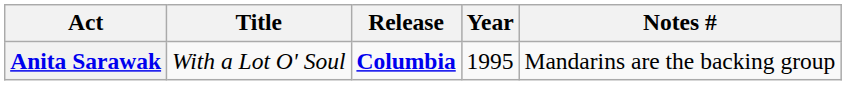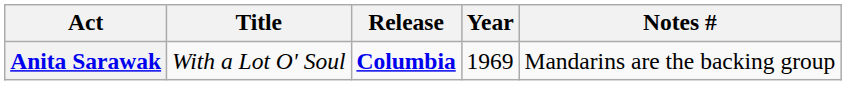(490, 60) 1995 -> (490, 60) 1969
